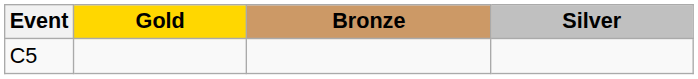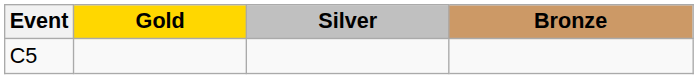columns swapped: (592, 21) <-> (369, 21)
